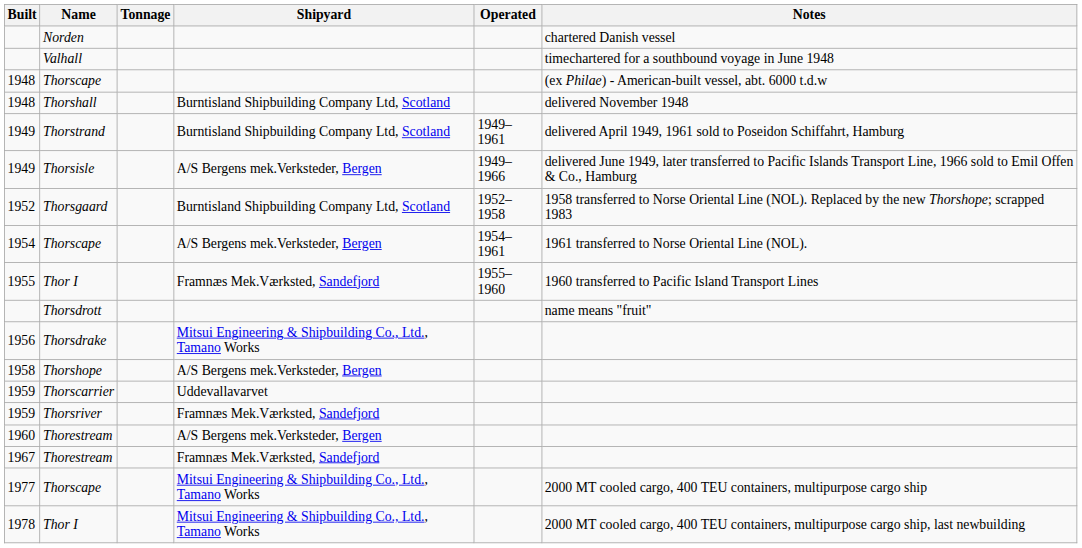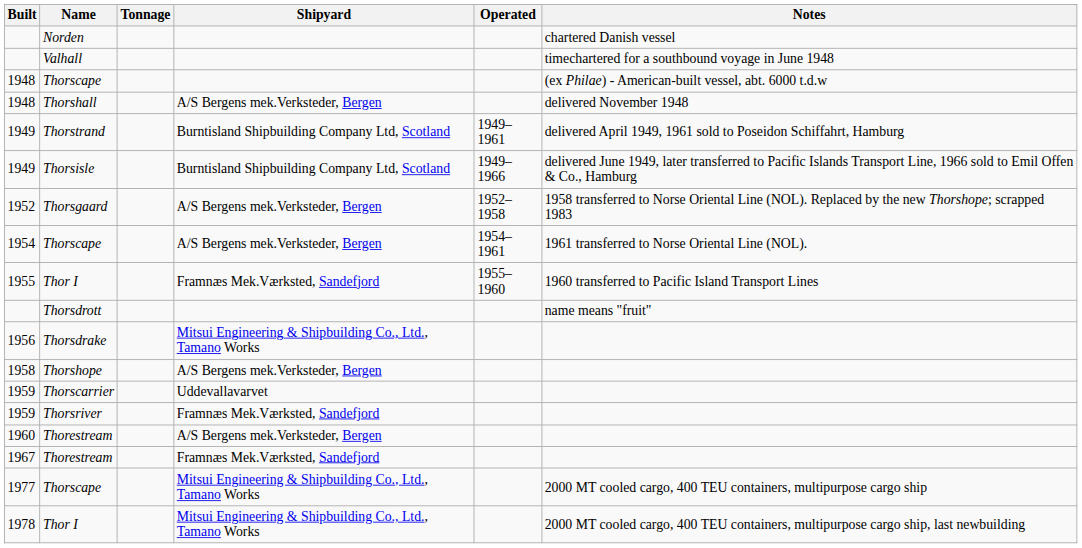(313, 102) Burntisland Shipbuilding Company Ltd, Scotland -> (279, 102) A/S Bergens mek.Verksteder, Bergen
(279, 169) A/S Bergens mek.Verksteder, Bergen -> (313, 169) Burntisland Shipbuilding Company Ltd, Scotland
(313, 206) Burntisland Shipbuilding Company Ltd, Scotland -> (279, 206) A/S Bergens mek.Verksteder, Bergen
